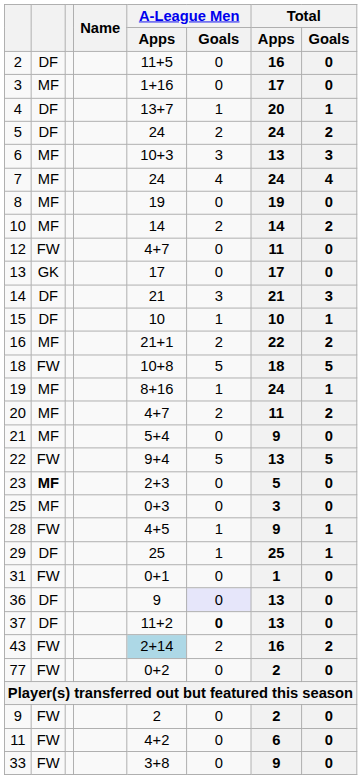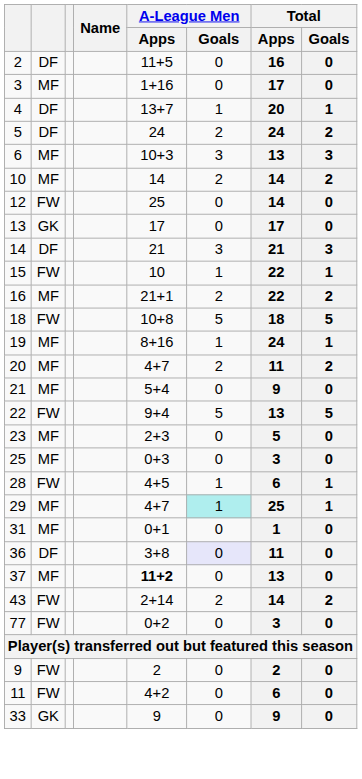- row: (18, 179)
- row: (18, 202)
(157, 249) 4+7 -> (157, 202) 25
(276, 249) 11 -> (276, 202) 14
(48, 319) DF -> (48, 272) FW
(276, 319) 10 -> (276, 272) 22
(48, 483) bold -> (48, 436) normal
(276, 529) 9 -> (276, 483) 6
(48, 553) DF -> (48, 506) MF
(157, 553) 25 -> (157, 506) 4+7
(219, 553) no background -> (219, 506) paleturquoise background
(48, 576) FW -> (48, 529) MF
(157, 599) 9 -> (157, 553) 3+8
(276, 599) 13 -> (276, 553) 11
(48, 623) DF -> (48, 576) MF
(157, 623) normal -> (157, 576) bold
(219, 623) bold -> (219, 576) normal
(157, 646) lightblue background -> (157, 599) no background
(276, 646) 16 -> (276, 599) 14
(276, 669) 2 -> (276, 623) 3
(48, 763) FW -> (48, 716) GK
(157, 763) 3+8 -> (157, 716) 9
